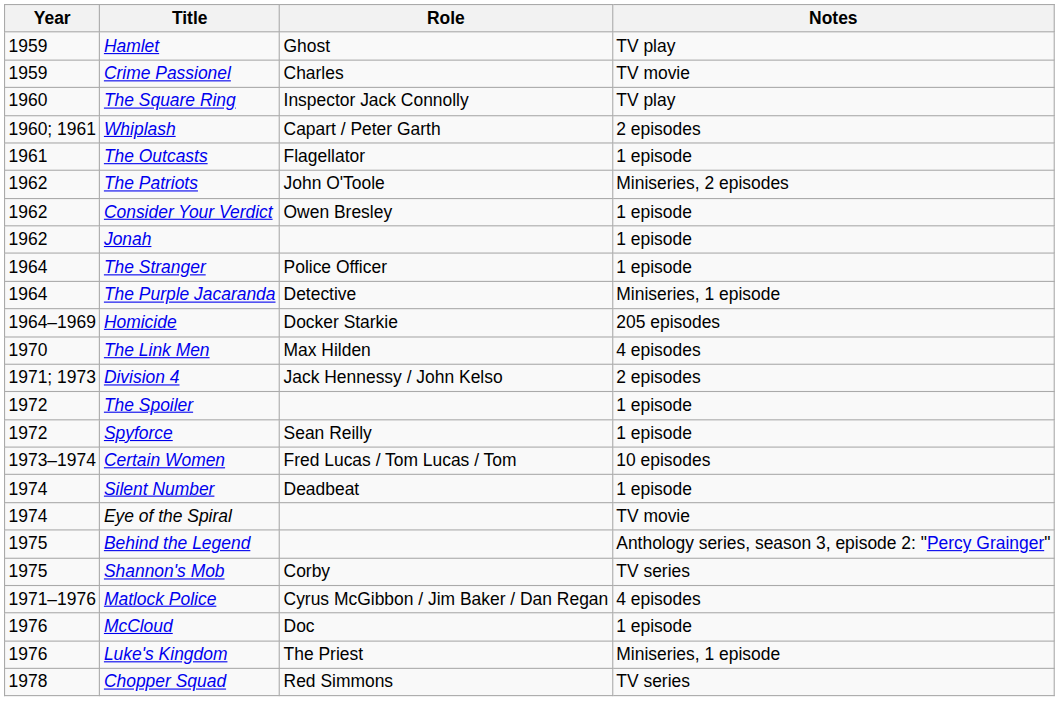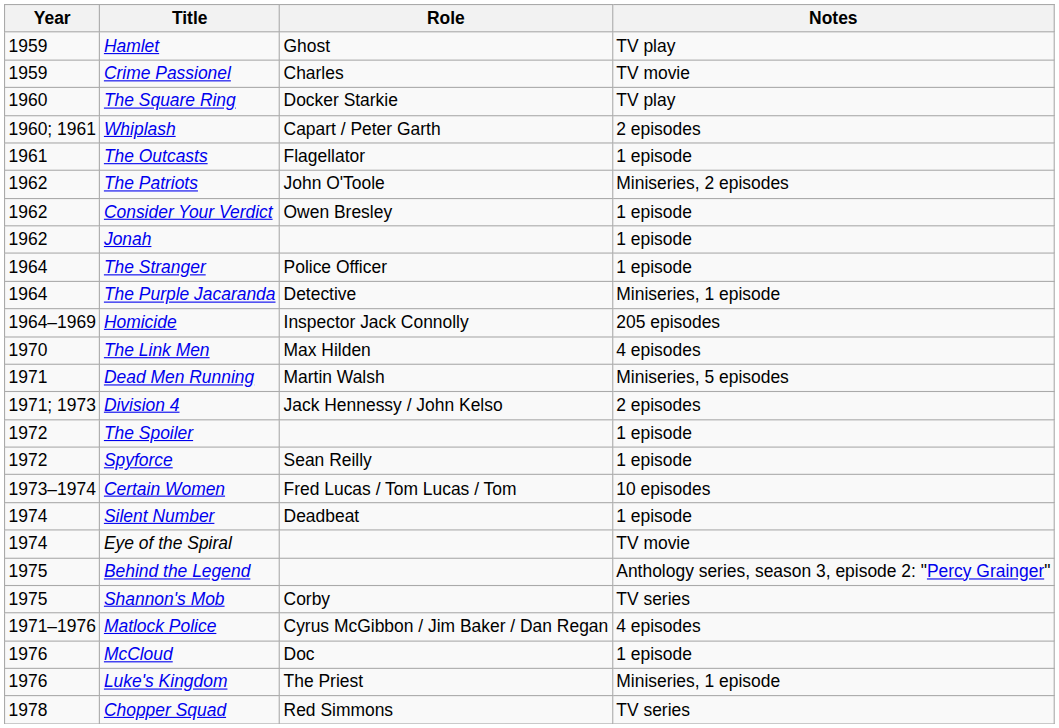(376, 101) Inspector Jack Connolly -> (341, 101) Docker Starkie
(341, 322) Docker Starkie -> (376, 322) Inspector Jack Connolly
+ row: (179, 377)
